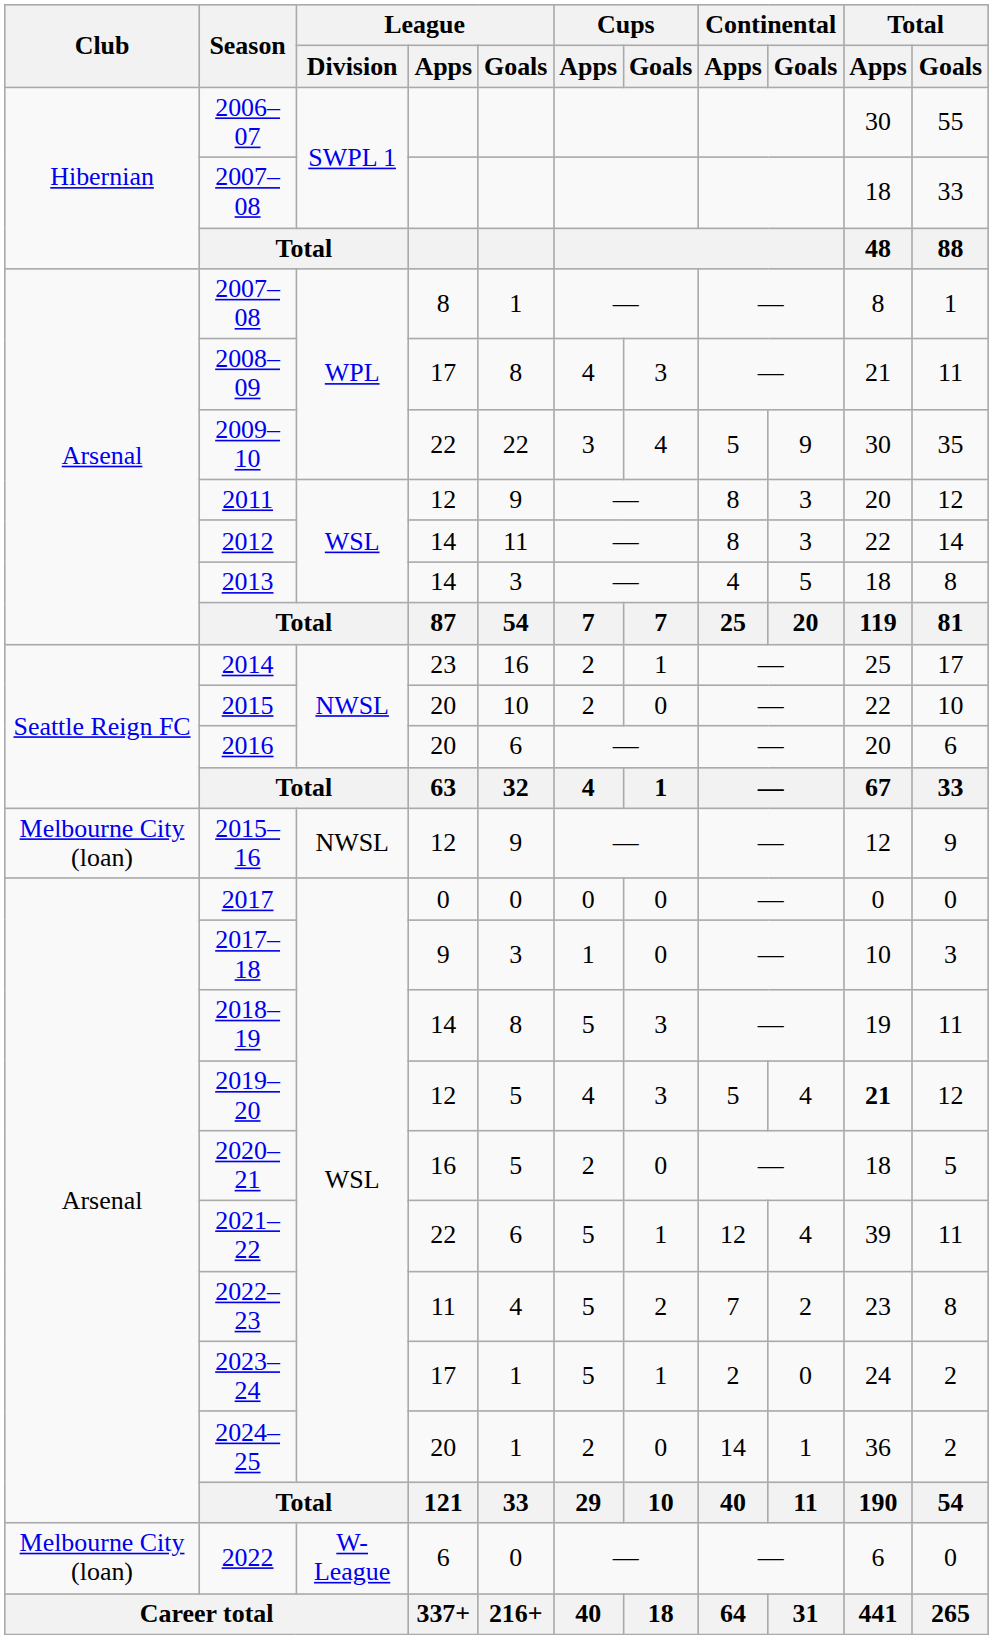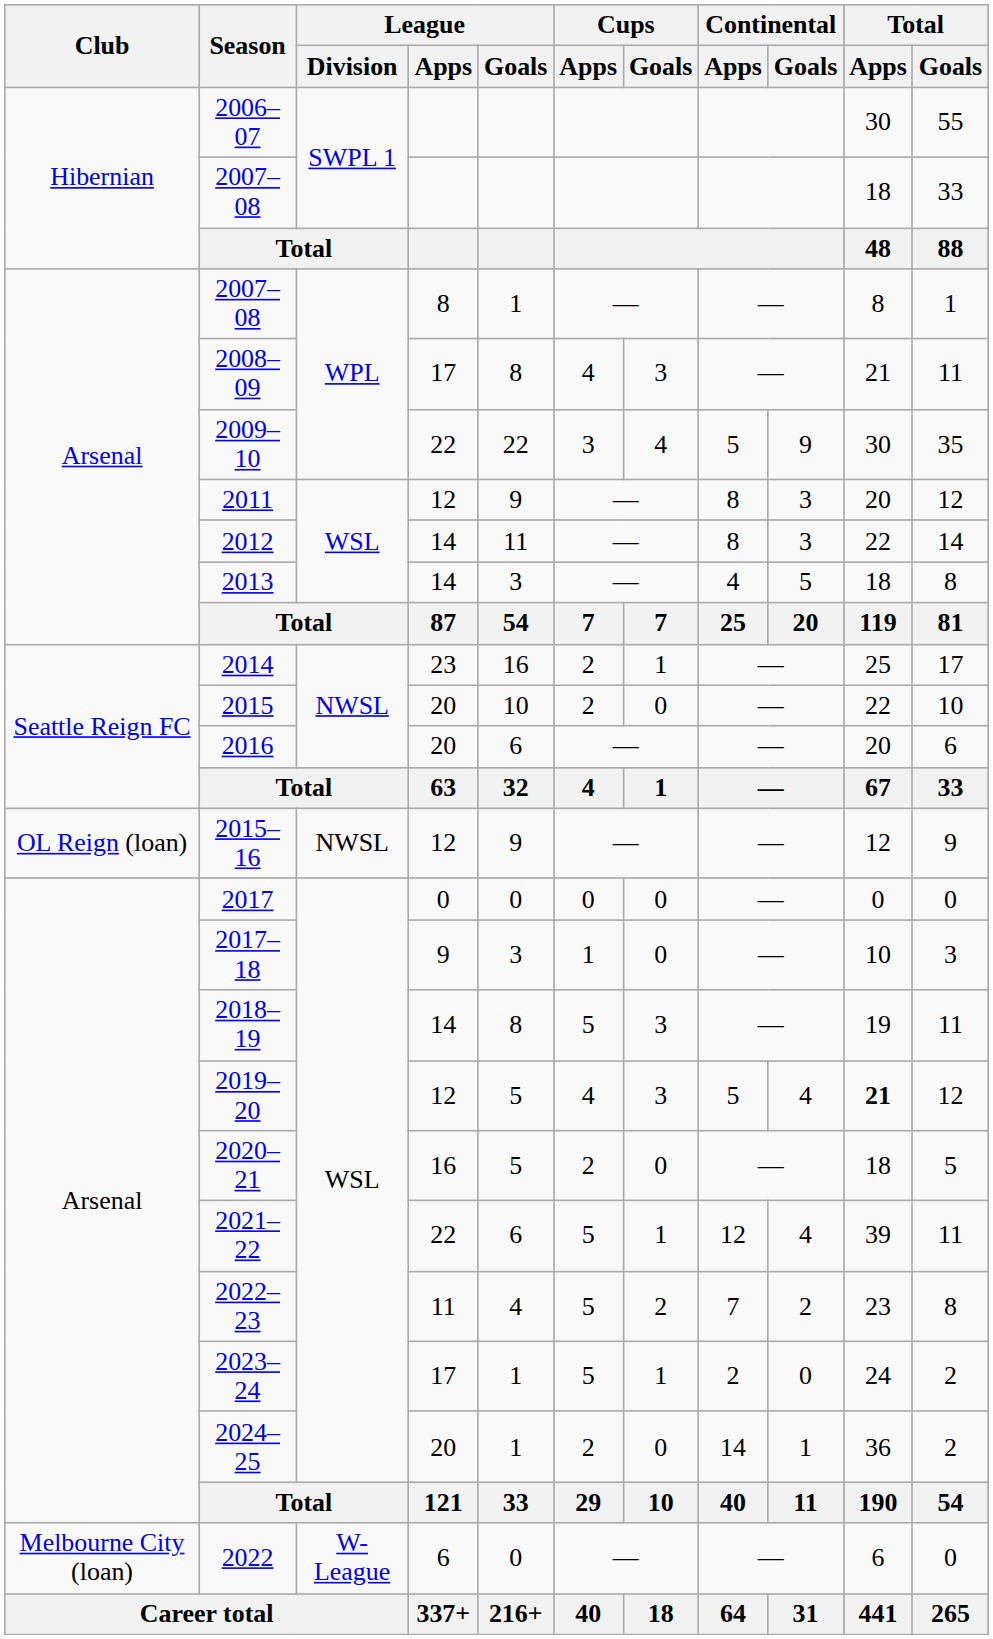(102, 843) Melbourne City (loan) -> (102, 843) OL Reign (loan)
